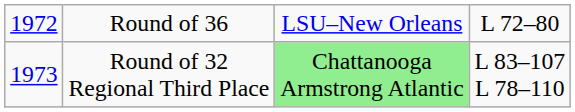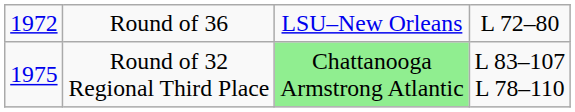(34, 74) 1973 -> (34, 74) 1975
